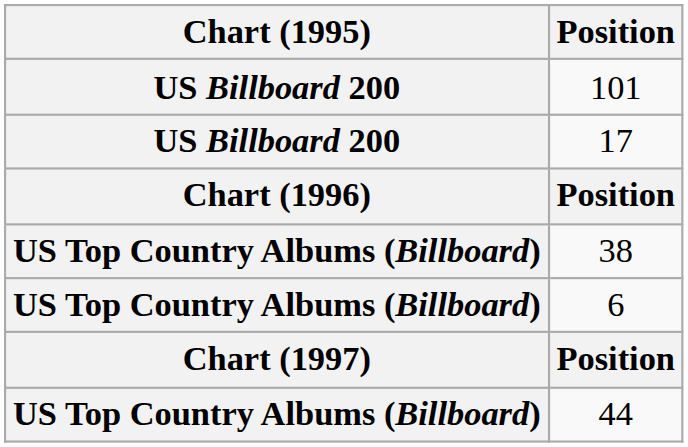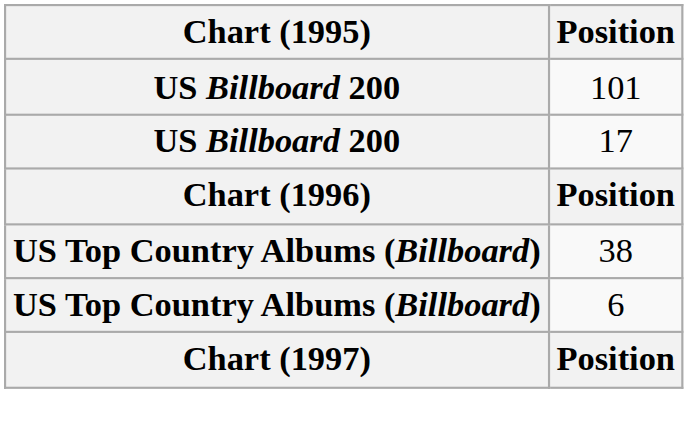- row: (616, 413)
